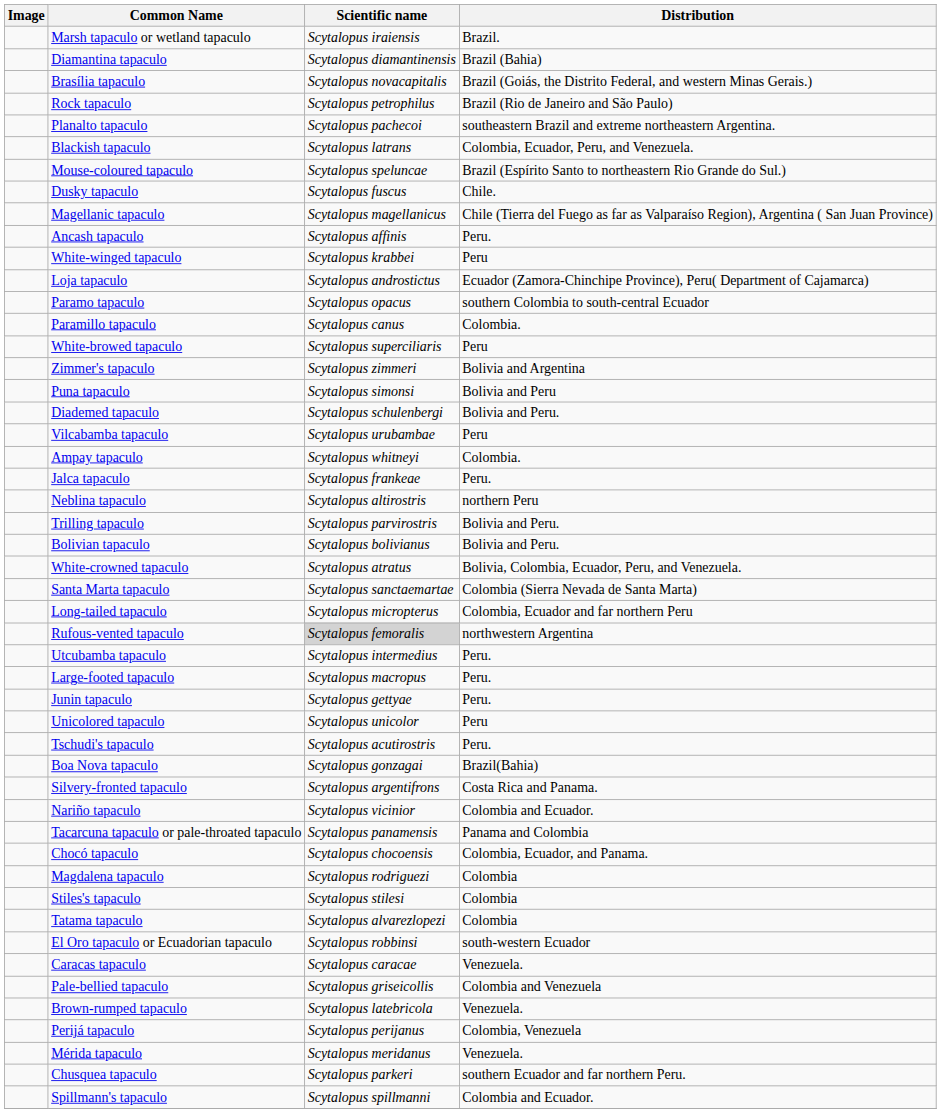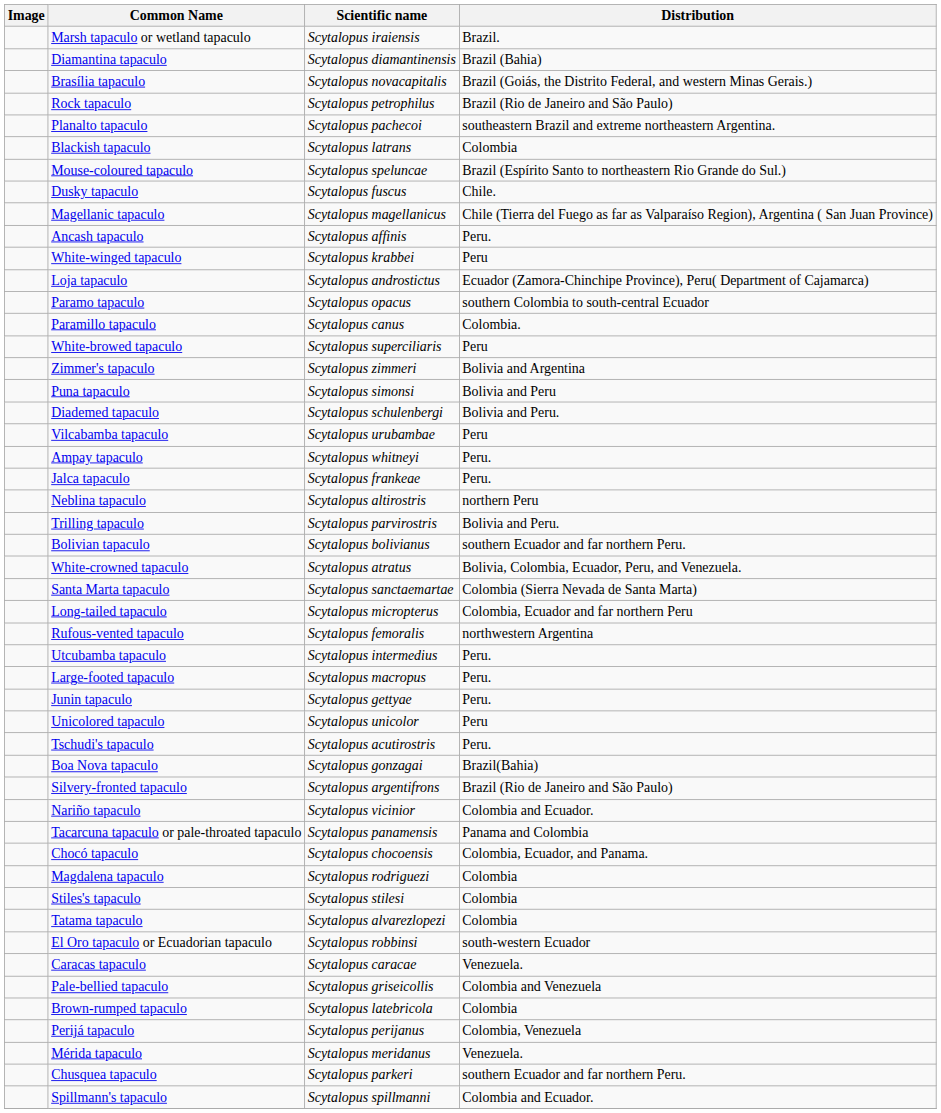(578, 147) Colombia, Ecuador, Peru, and Venezuela. -> (490, 147) Colombia
(492, 457) Colombia. -> (477, 457) Peru.
(511, 545) Bolivia and Peru. -> (574, 545) southern Ecuador and far northern Peru.
(366, 633) lightgrey background -> (366, 633) no background
(530, 788) Costa Rica and Panama. -> (567, 788) Brazil (Rio de Janeiro and São Paulo)
(493, 1008) Venezuela. -> (490, 1008) Colombia
